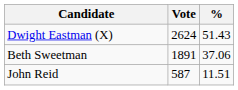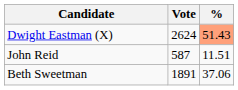(216, 34) no background -> (216, 34) lightsalmon background
rows swapped: (47, 54) <-> (33, 74)
